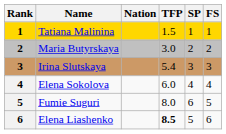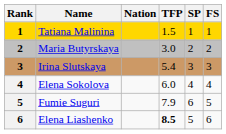(168, 102) 8.0 -> (168, 102) 7.9
